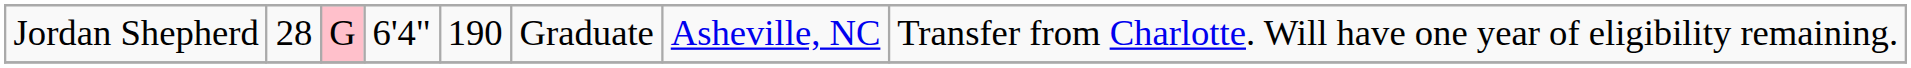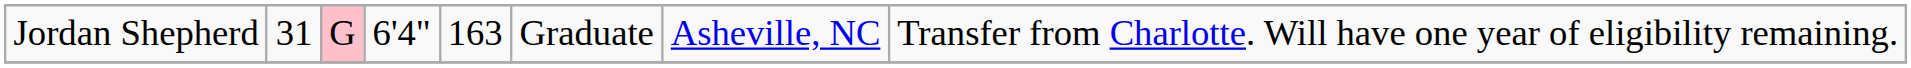(294, 33) 28 -> (294, 33) 31
(475, 33) 190 -> (475, 33) 163
